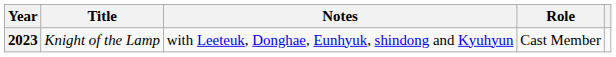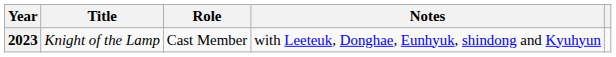columns swapped: (561, 16) <-> (340, 16)
